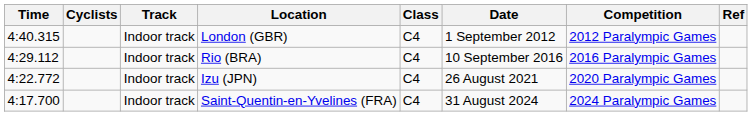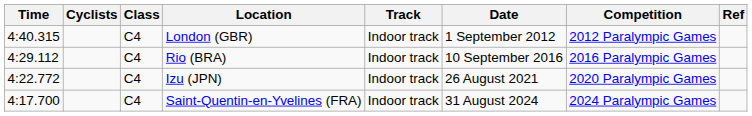columns swapped: (421, 15) <-> (159, 15)
